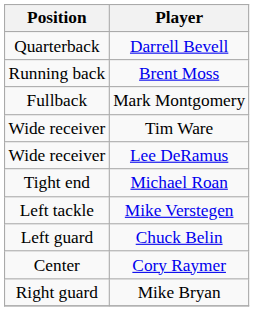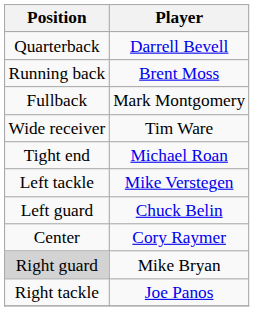- row: (179, 155)
(57, 292) no background -> (57, 264) lightgrey background
+ row: (179, 292)
